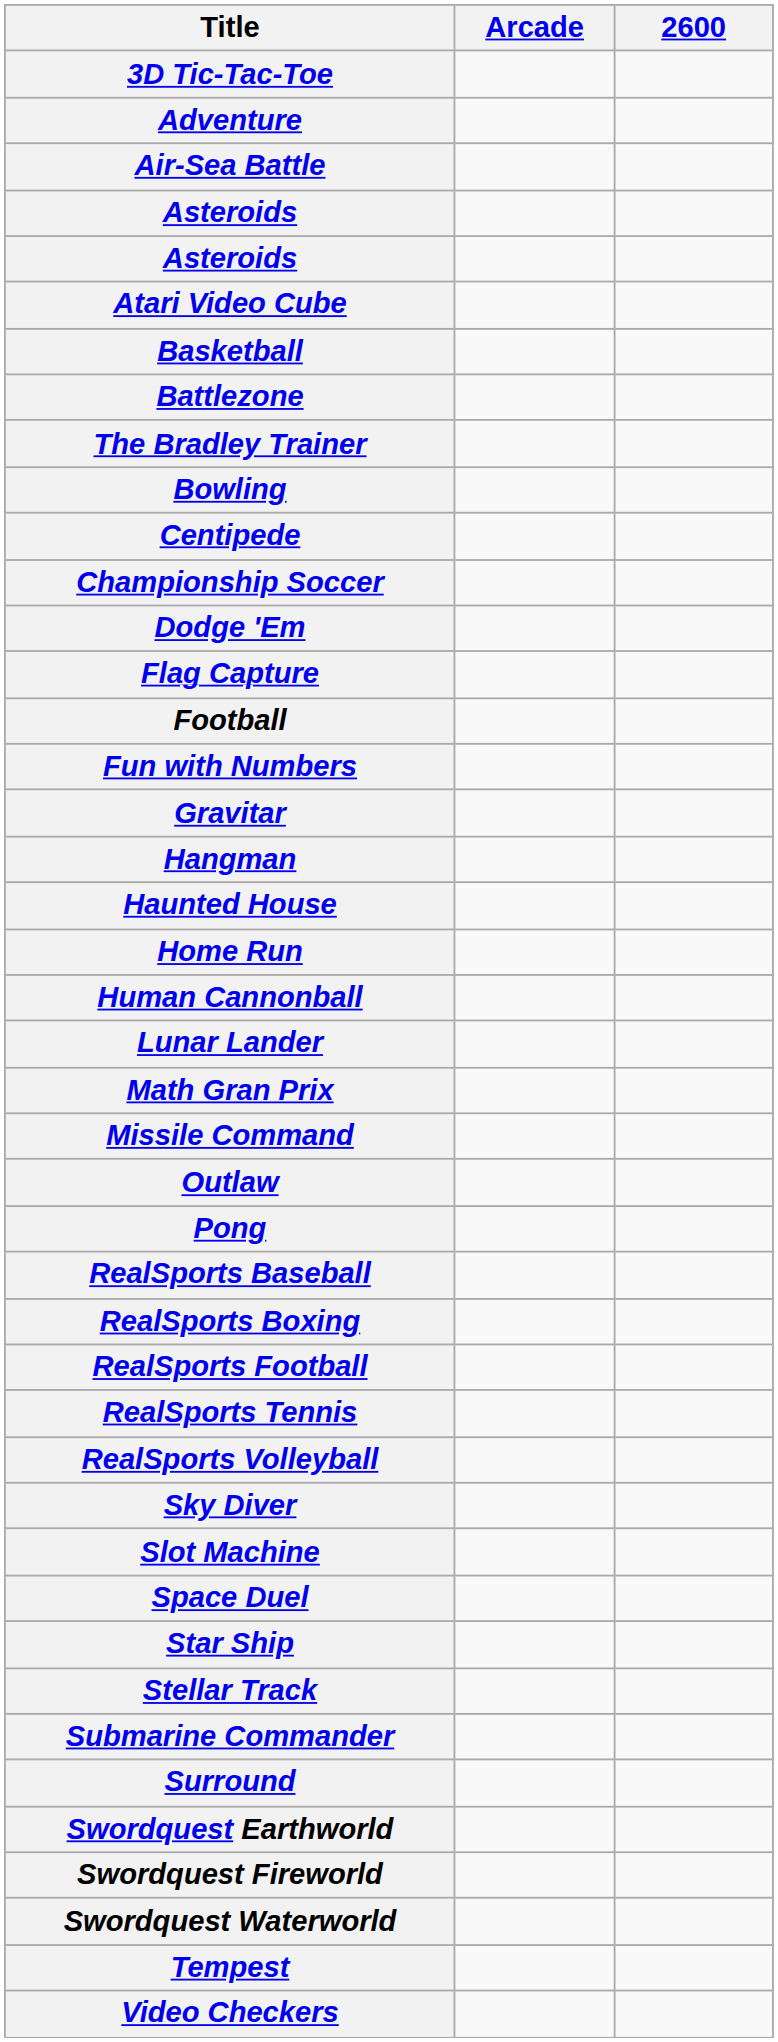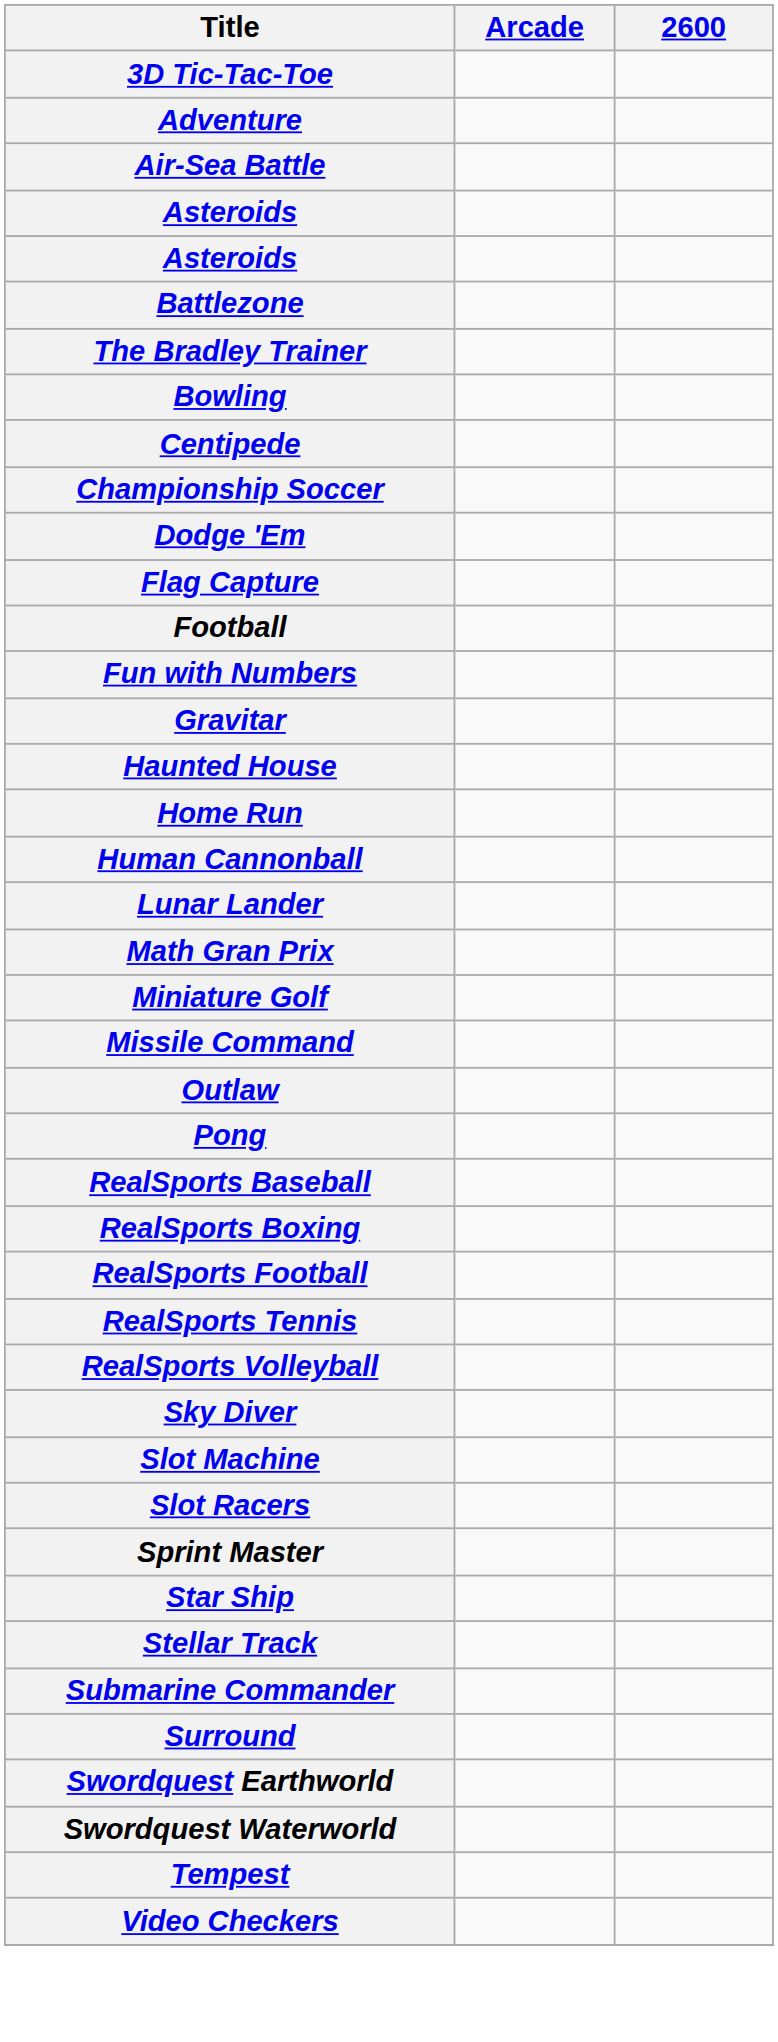- row: (230, 304)
- row: (230, 350)
- row: (230, 858)
+ row: (230, 997)
+ row: (230, 1505)
- row: (230, 1597)
+ row: (230, 1551)
- row: (230, 1874)
